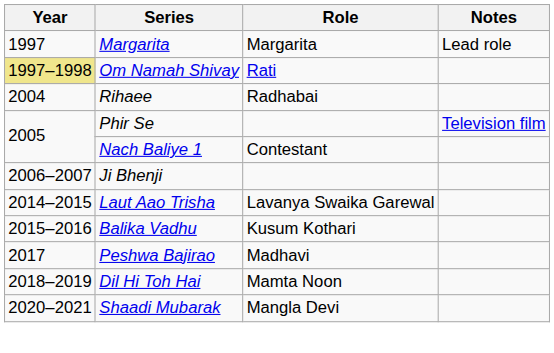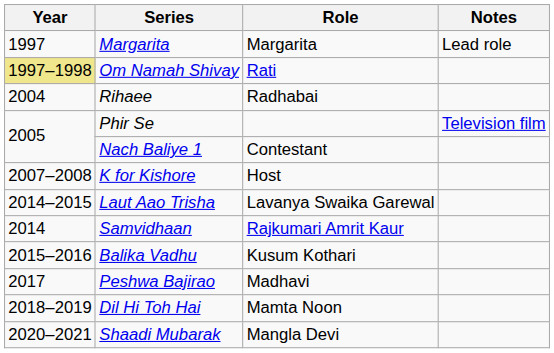- row: (131, 176)
+ row: (147, 176)
+ row: (146, 228)
